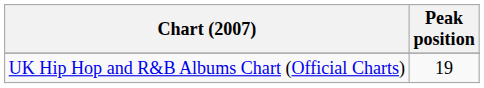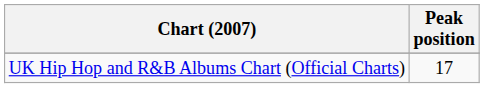(444, 67) 19 -> (444, 67) 17
